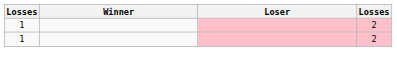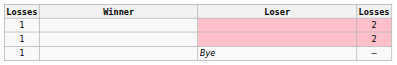+ row: (208, 53)
